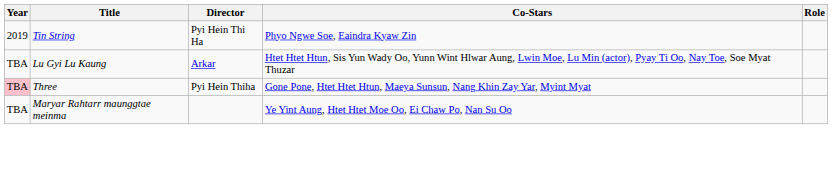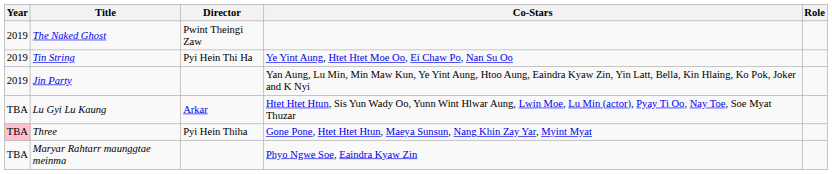+ row: (69, 35)
(341, 35) Phyo Ngwe Soe, Eaindra Kyaw Zin -> (389, 58) Ye Yint Aung, Htet Htet Moe Oo, Ei Chaw Po, Nan Su Oo
+ row: (52, 80)
(388, 109) Ye Yint Aung, Htet Htet Moe Oo, Ei Chaw Po, Nan Su Oo -> (342, 154) Phyo Ngwe Soe, Eaindra Kyaw Zin
